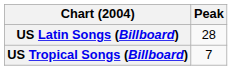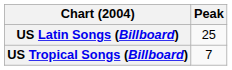(209, 34) 28 -> (209, 34) 25
